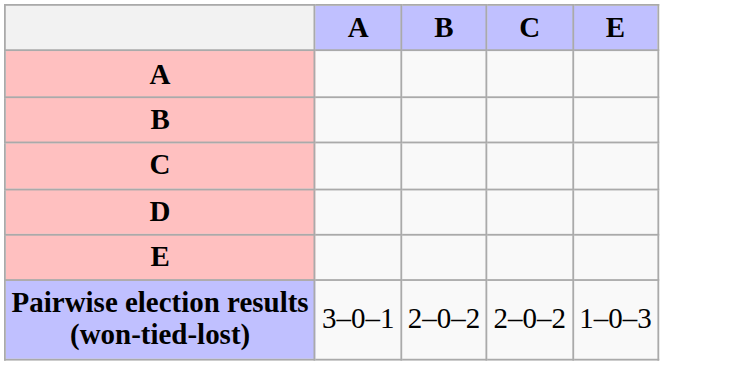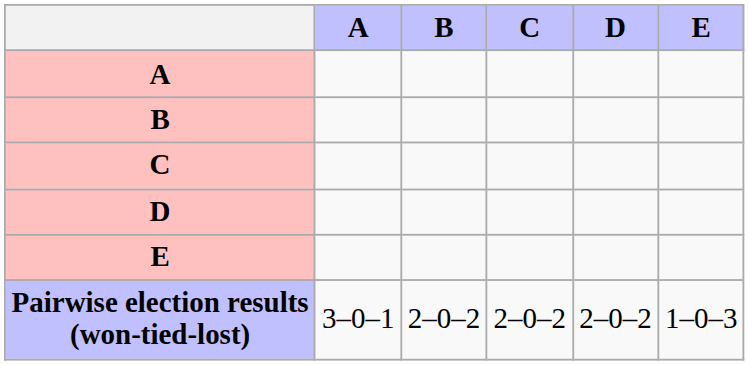+ column: (615, 27)
